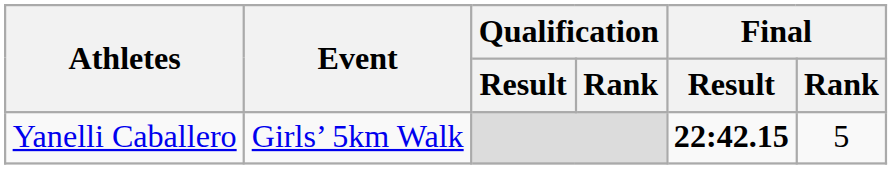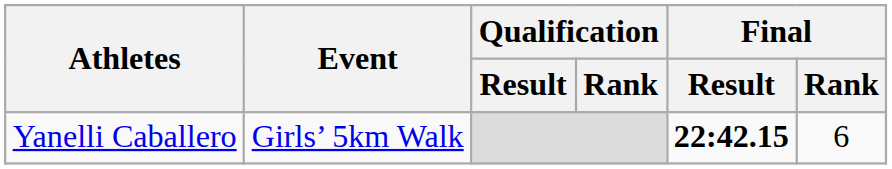(841, 137) 5 -> (841, 137) 6
